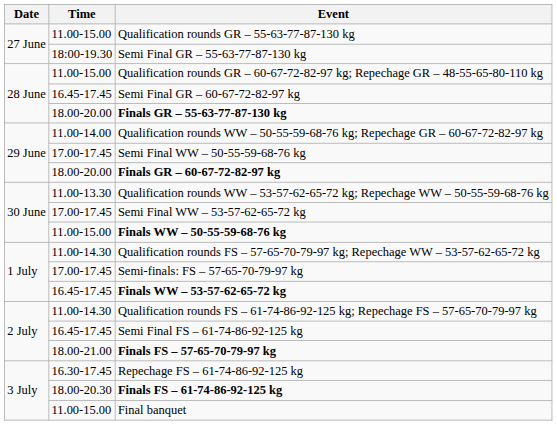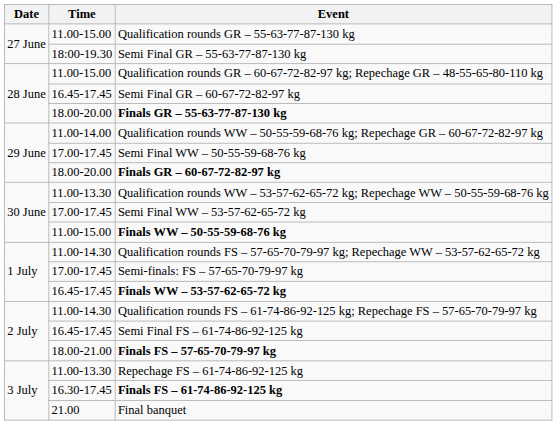(82, 370) 16.30-17.45 -> (81, 370) 11.00-13.30
(82, 390) 18.00-20.30 -> (82, 390) 16.30-17.45
(81, 410) 11.00-15.00 -> (66, 410) 21.00
